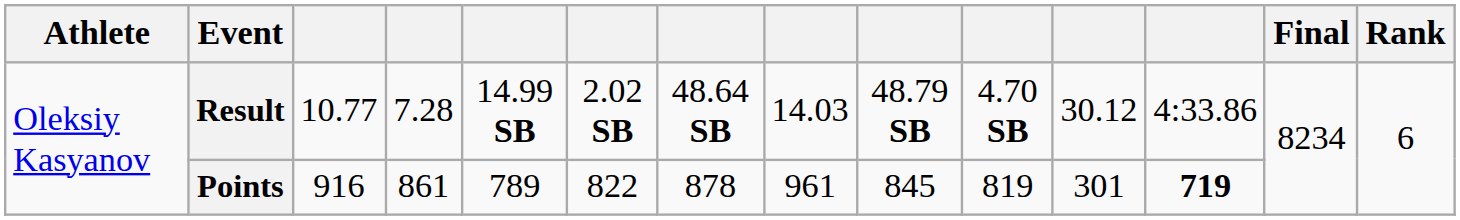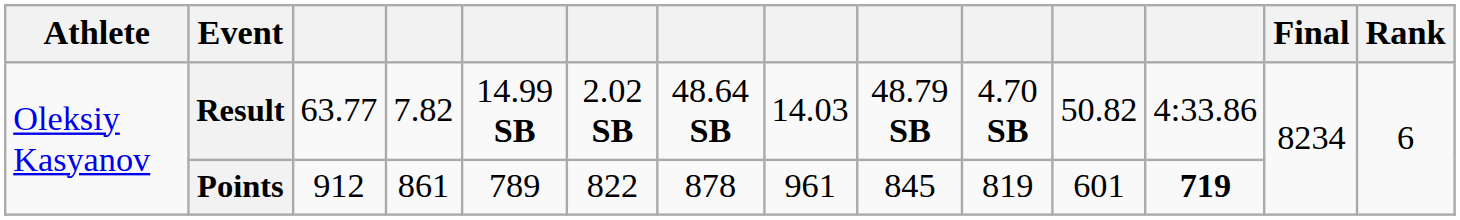(339, 109) 10.77 -> (339, 109) 63.77
(424, 109) 7.28 -> (424, 109) 7.82
(1099, 109) 30.12 -> (1099, 109) 50.82
(339, 186) 916 -> (339, 186) 912
(1099, 186) 301 -> (1099, 186) 601
